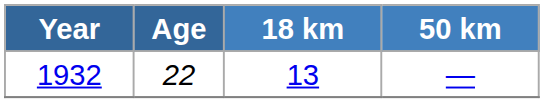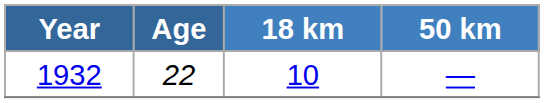(303, 74) 13 -> (303, 74) 10
